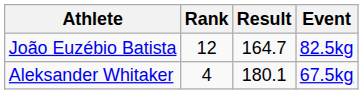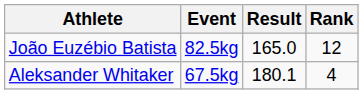columns swapped: (327, 19) <-> (207, 19)
(264, 47) 164.7 -> (274, 47) 165.0
